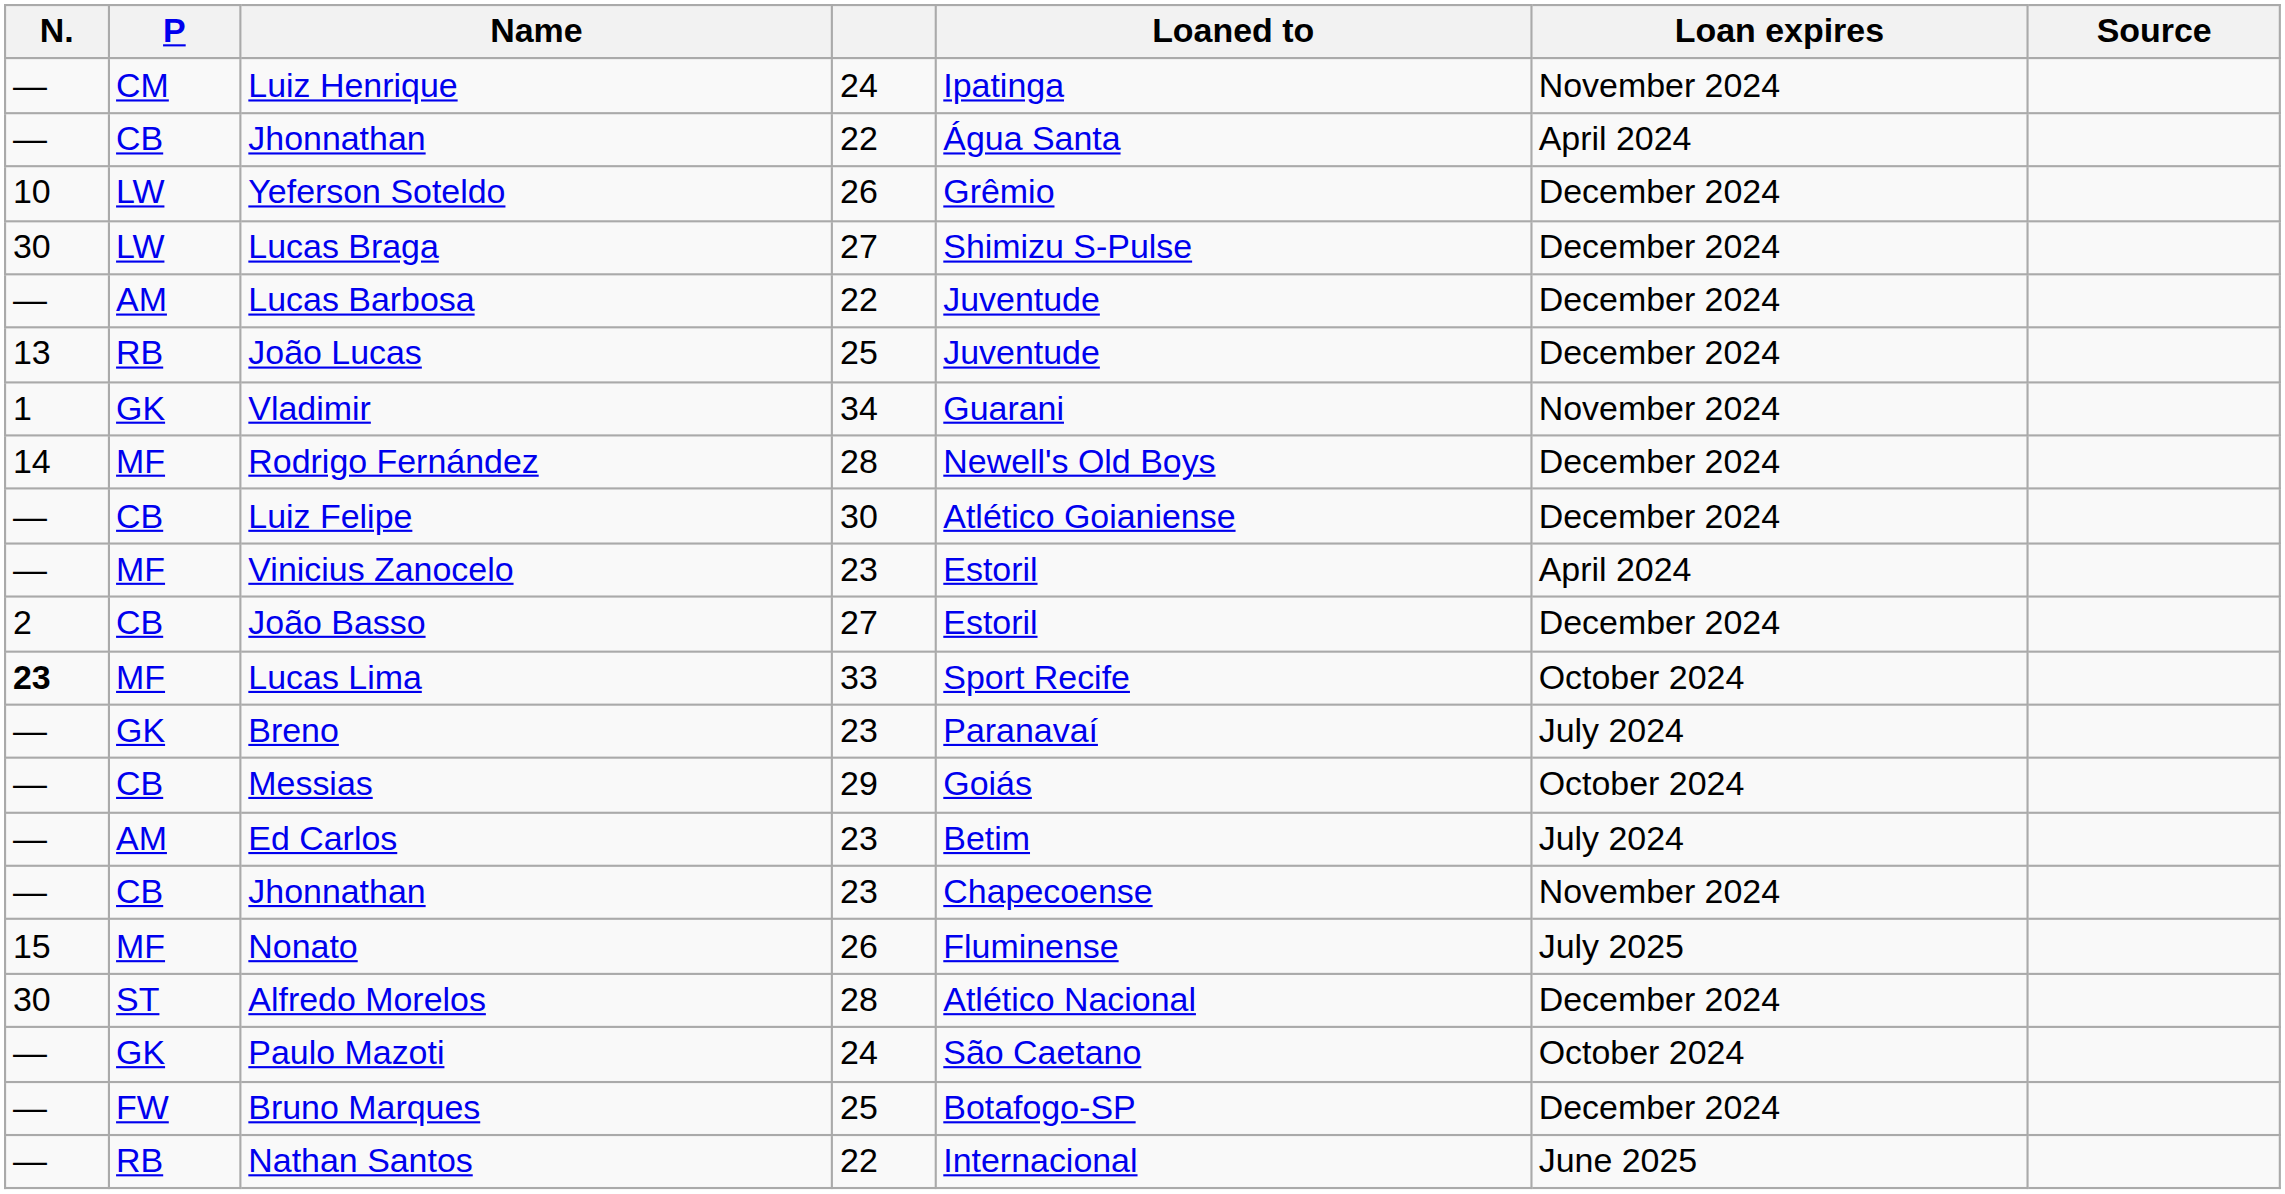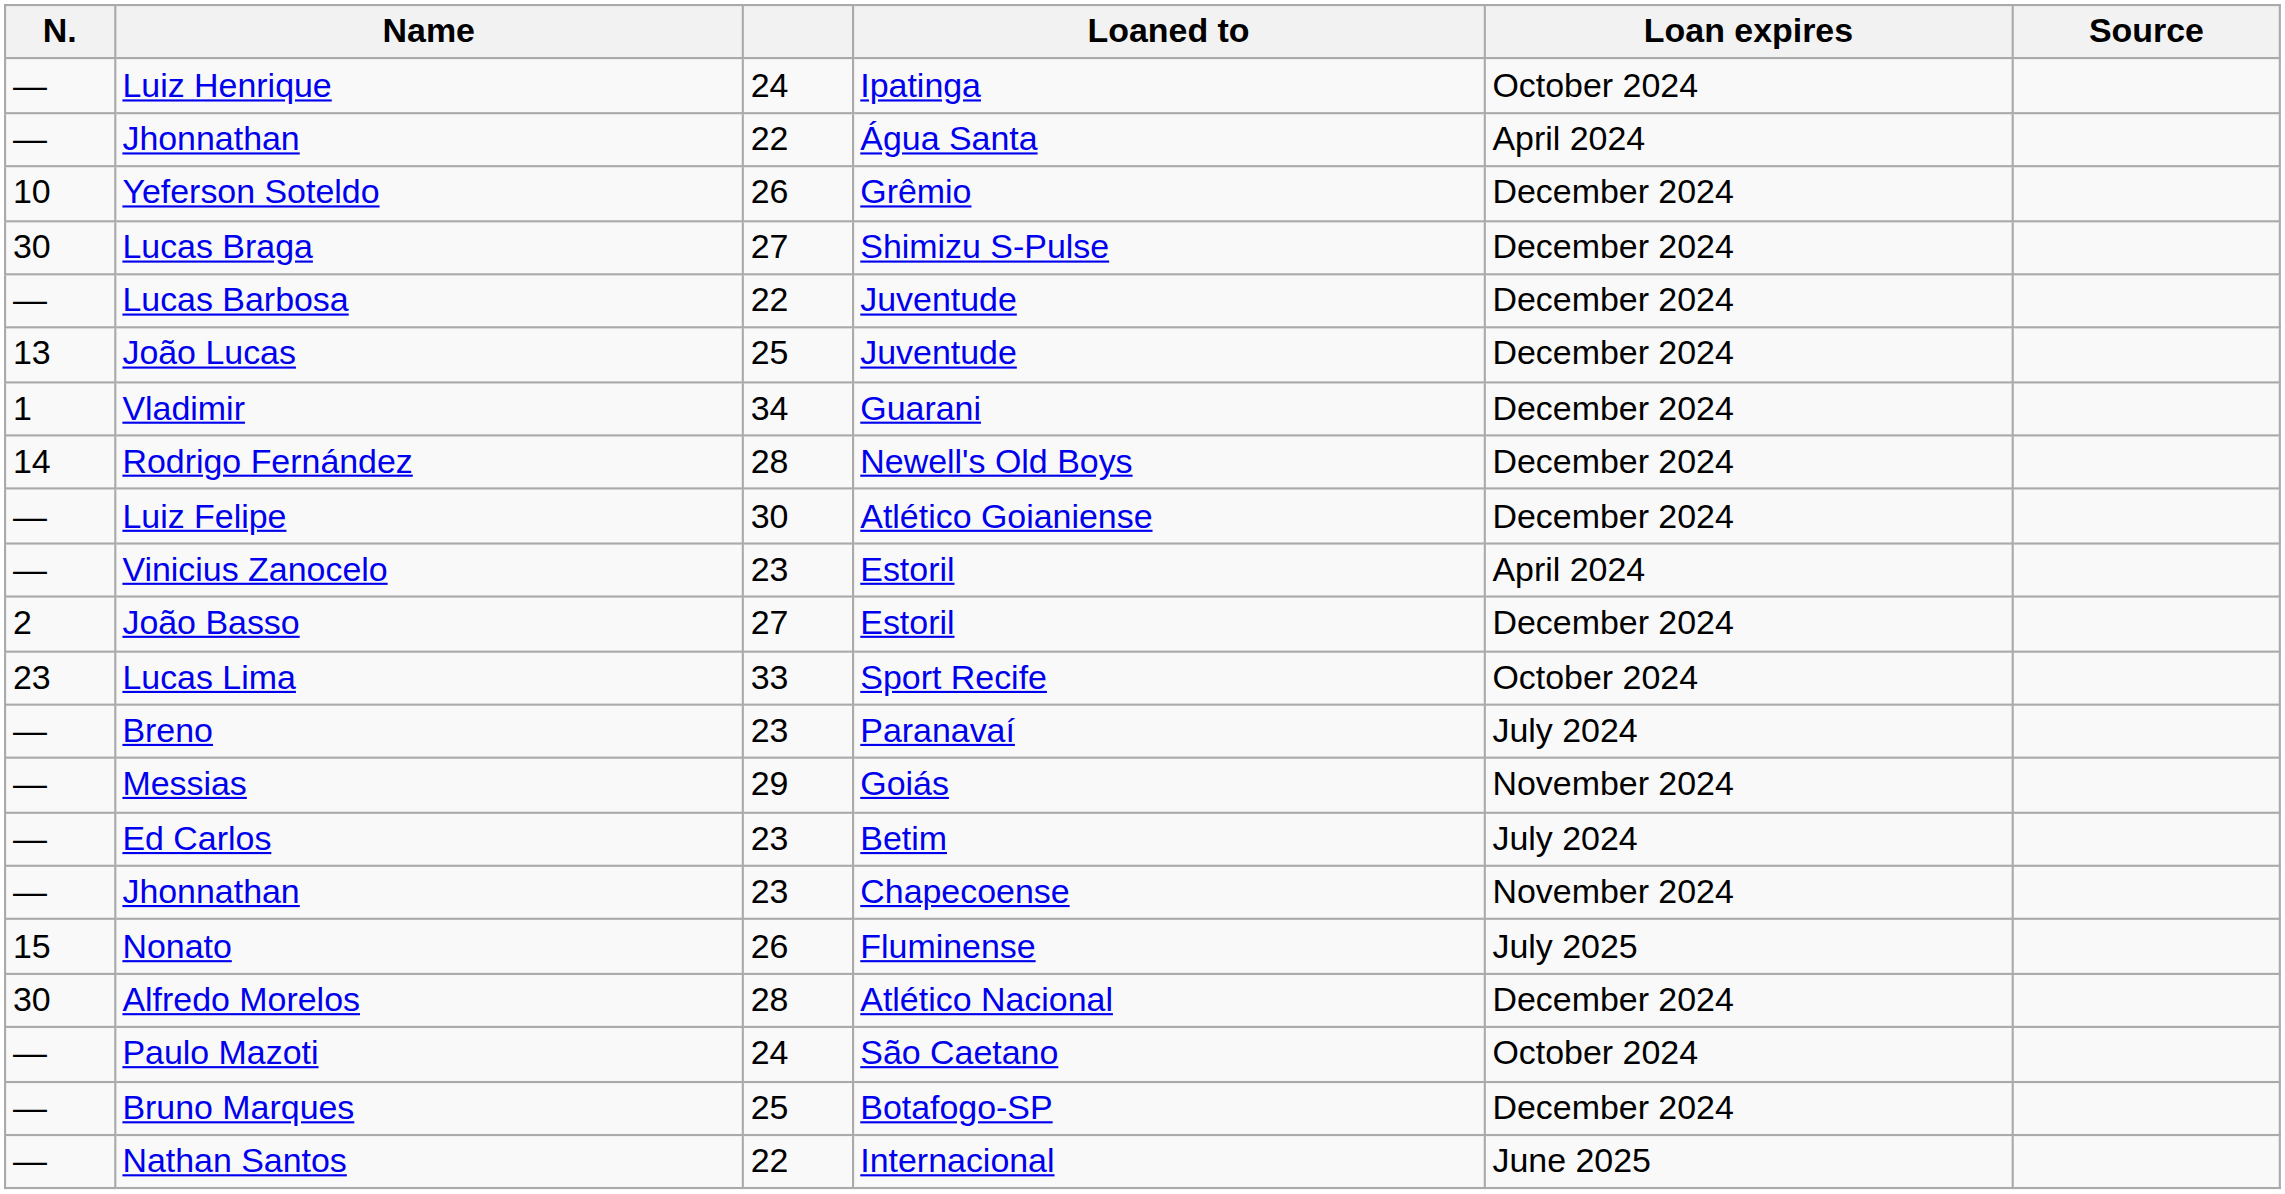- column: (174, 31)
(1659, 85) November 2024 -> (1595, 85) October 2024
(1659, 407) November 2024 -> (1613, 407) December 2024
(32, 676) bold -> (32, 676) normal
(1641, 784) October 2024 -> (1613, 784) November 2024
